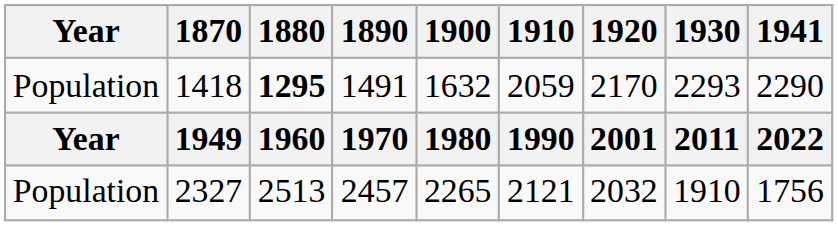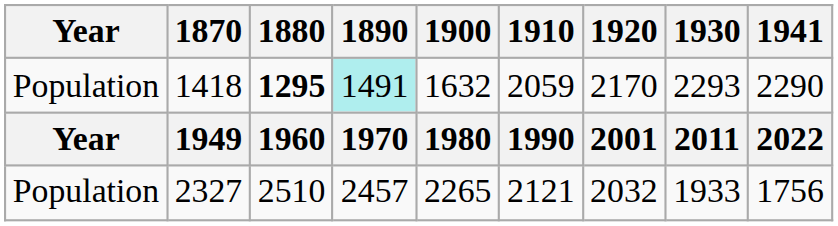(375, 84) no background -> (375, 84) paleturquoise background
(292, 191) 2513 -> (292, 191) 2510
(707, 191) 1910 -> (707, 191) 1933
